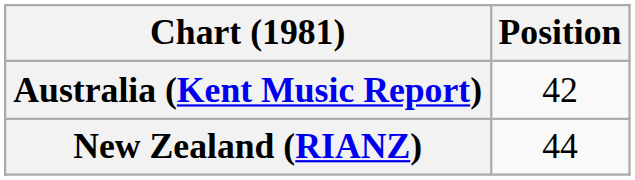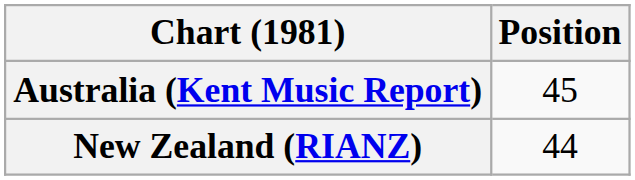(560, 89) 42 -> (560, 89) 45
